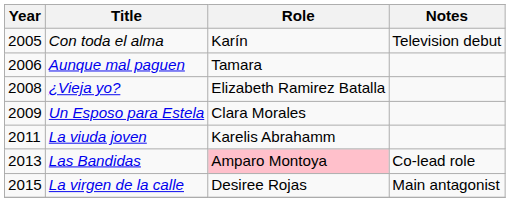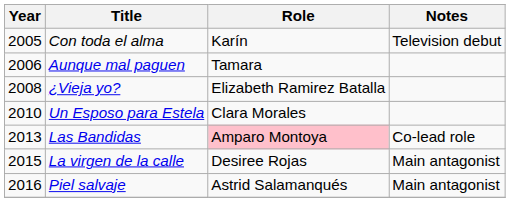(25, 112) 2009 -> (25, 112) 2010
- row: (98, 137)
+ row: (87, 185)
